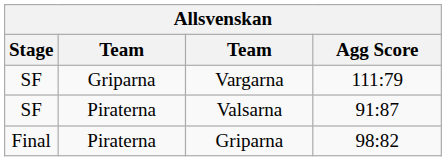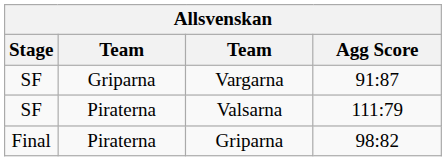(377, 79) 111:79 -> (377, 79) 91:87
(377, 110) 91:87 -> (377, 110) 111:79
